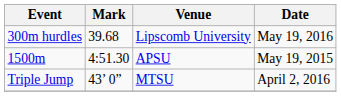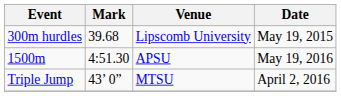(295, 36) May 19, 2016 -> (295, 36) May 19, 2015
(295, 58) May 19, 2015 -> (295, 58) May 19, 2016
